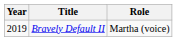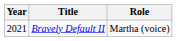(17, 28) 2019 -> (17, 28) 2021
